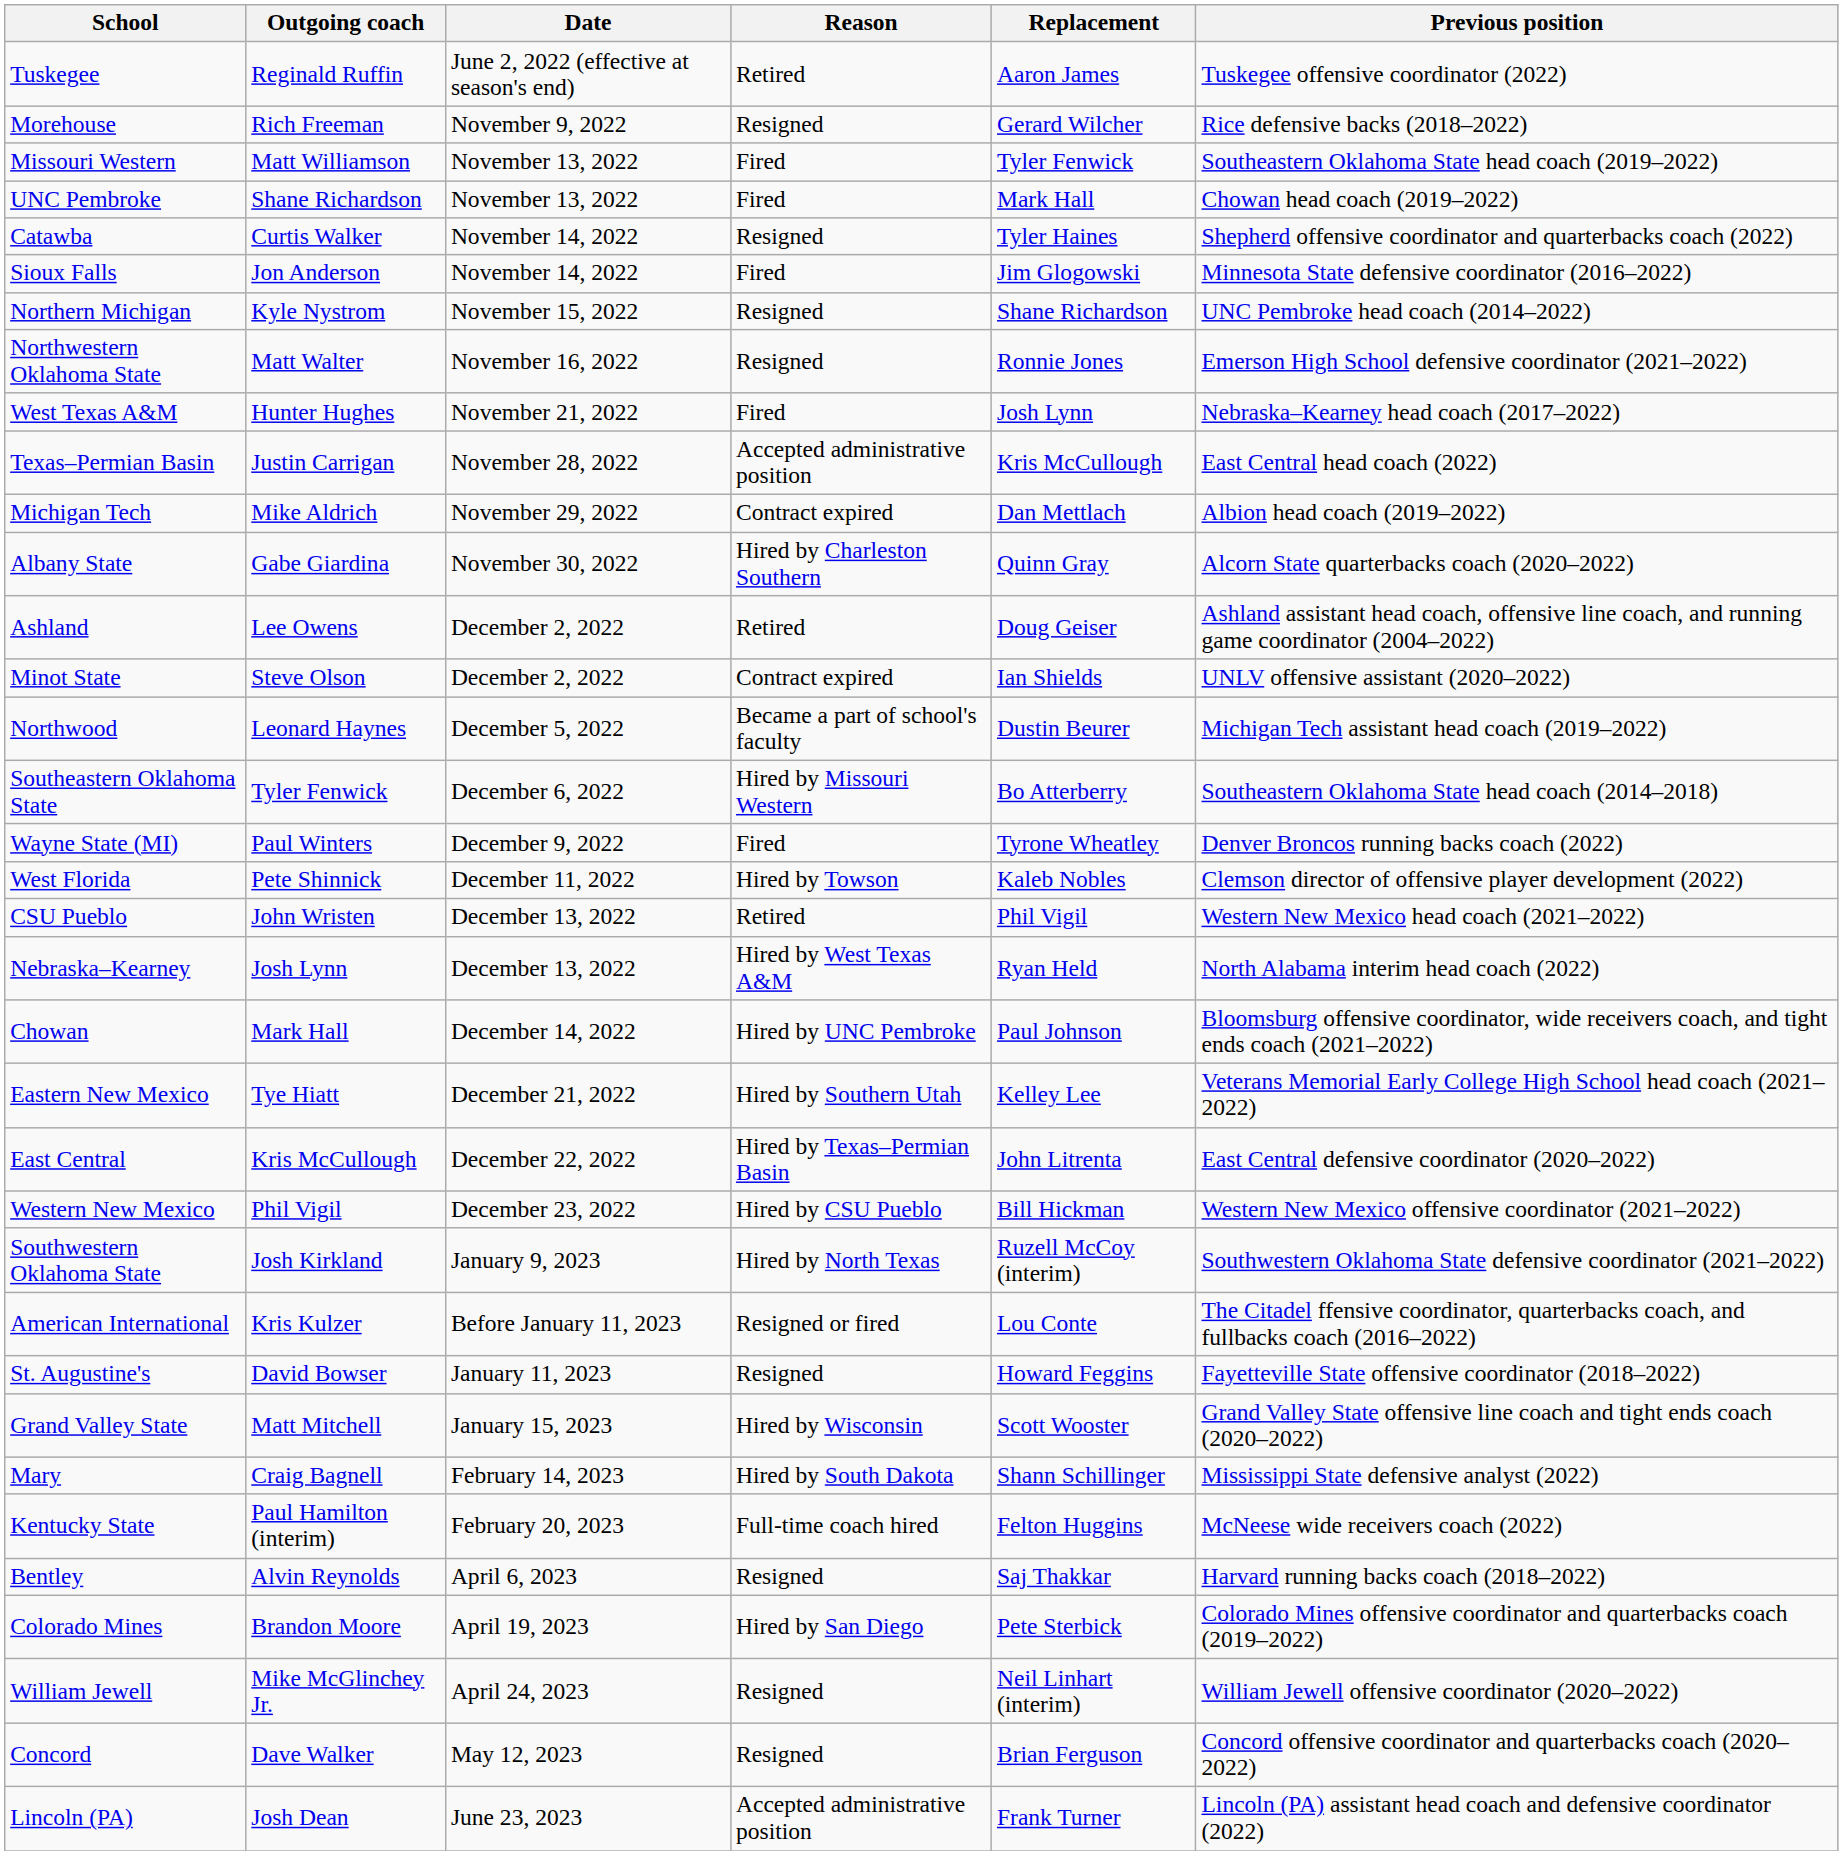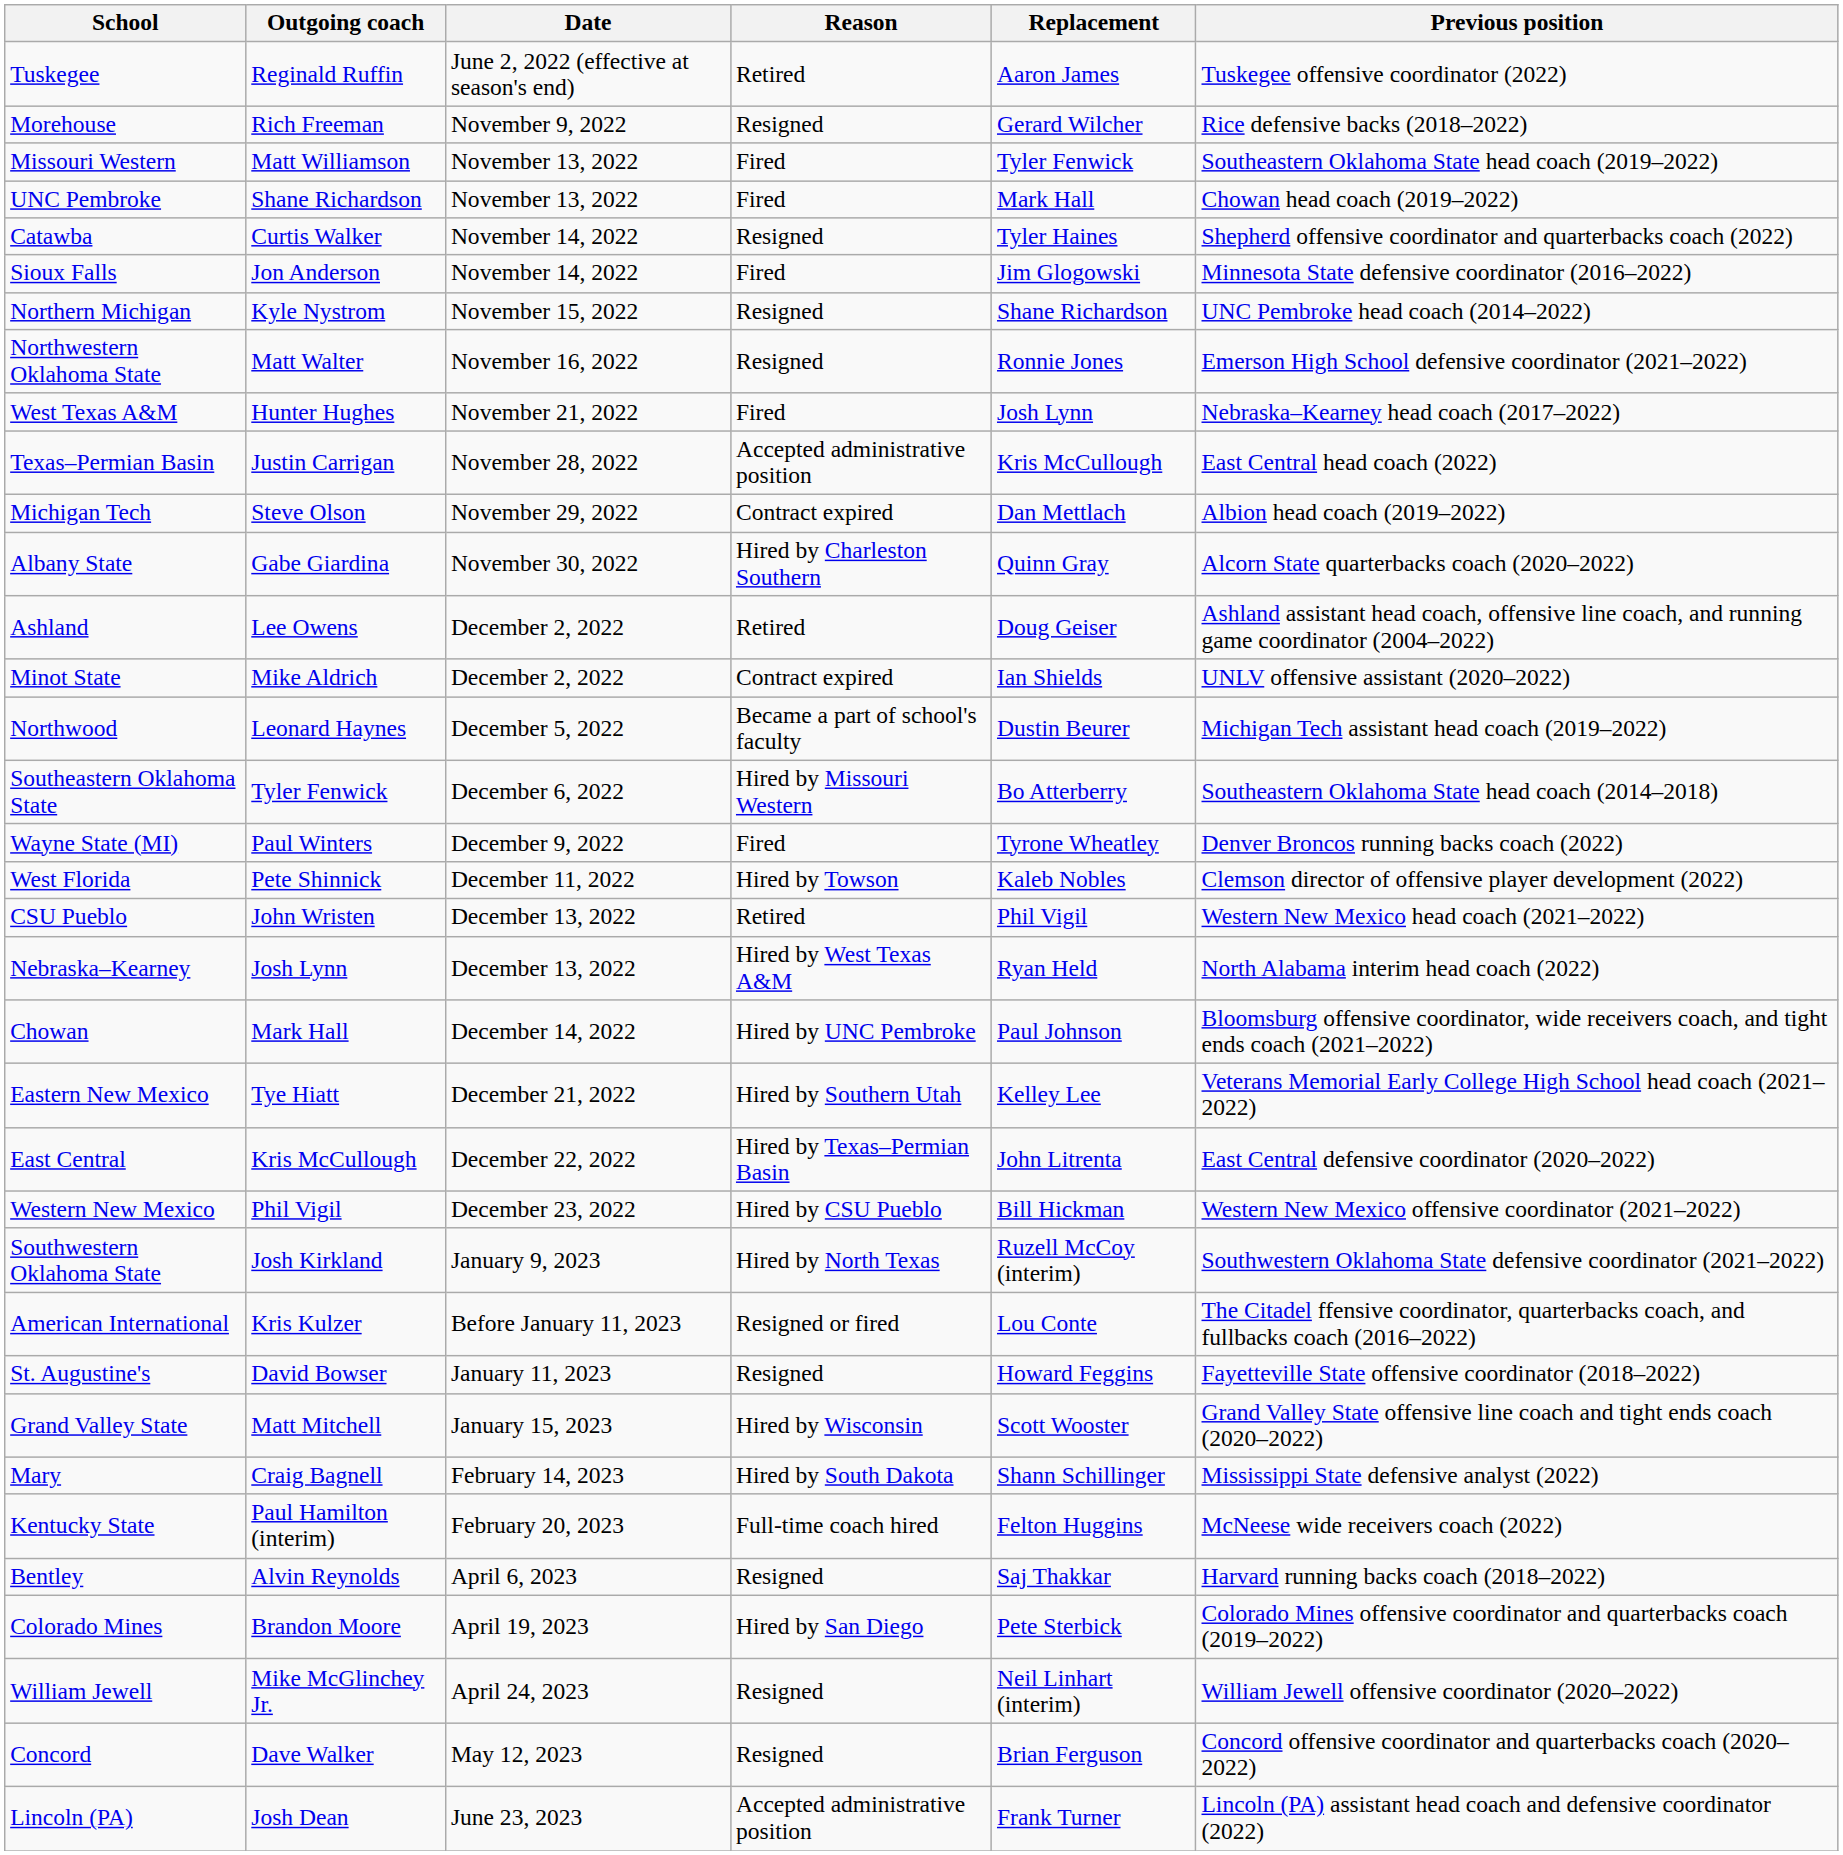(314, 512) Mike Aldrich -> (308, 512) Steve Olson
(308, 677) Steve Olson -> (314, 677) Mike Aldrich
